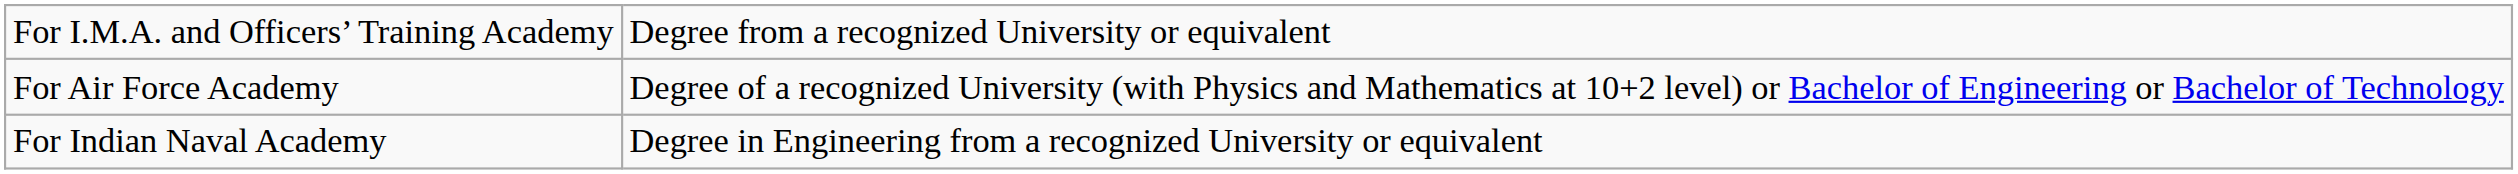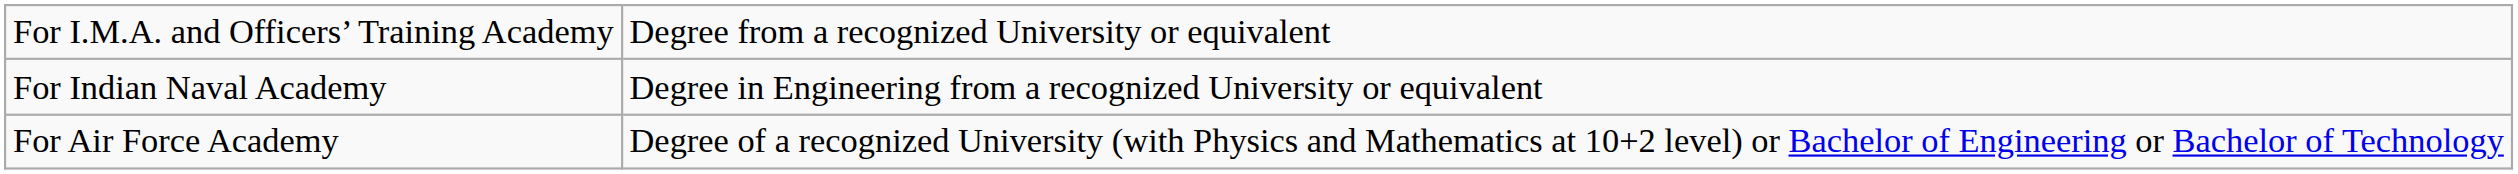rows swapped: (200, 140) <-> (176, 86)
